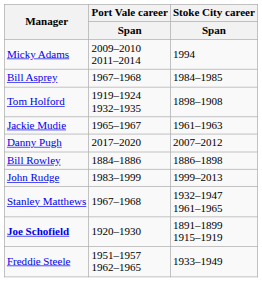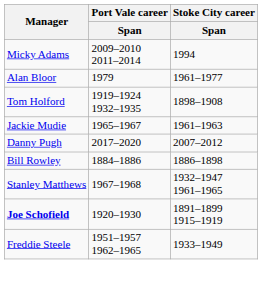- row: (32, 78)
+ row: (32, 78)
- row: (33, 178)
